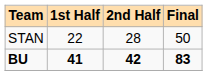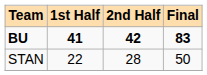rows swapped: (26, 37) <-> (18, 59)
